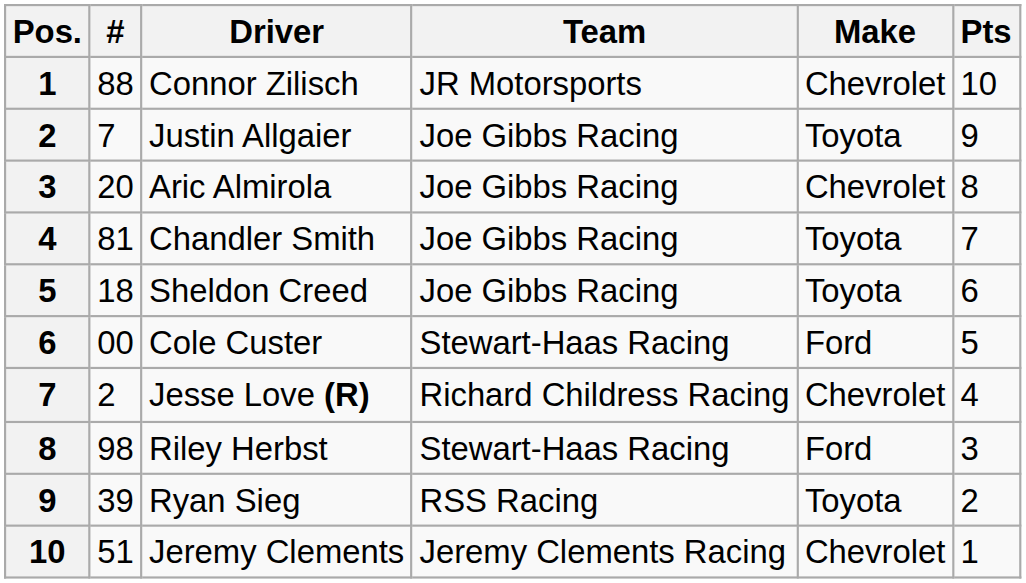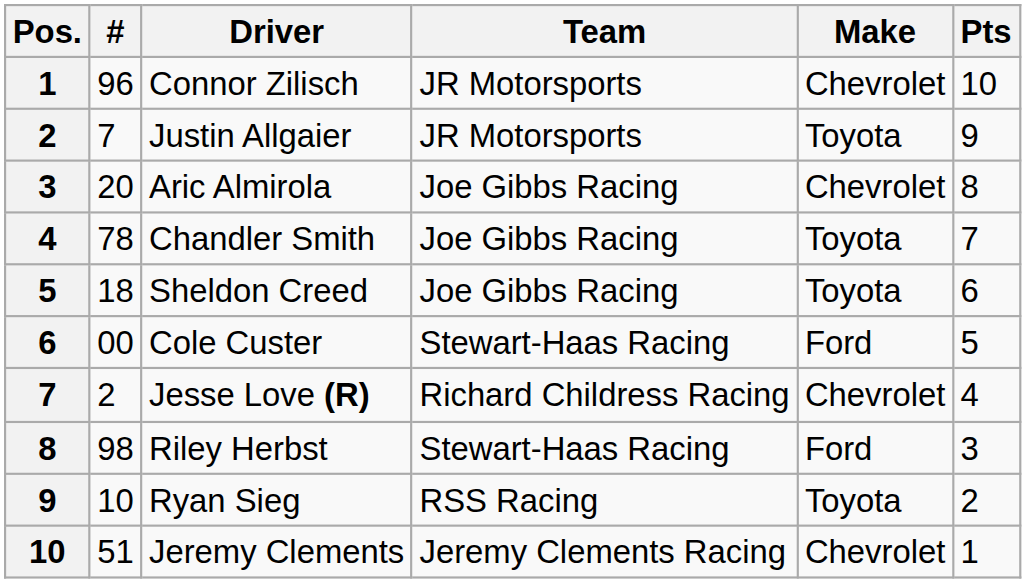(116, 83) 88 -> (116, 83) 96
(549, 135) Joe Gibbs Racing -> (531, 135) JR Motorsports
(116, 239) 81 -> (116, 239) 78
(116, 499) 39 -> (116, 499) 10
